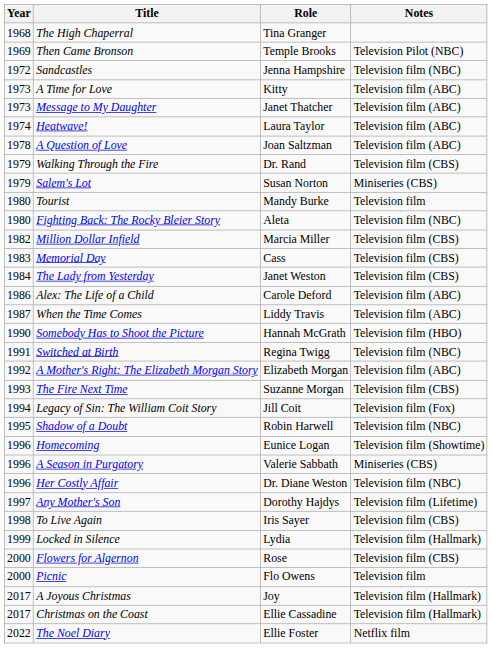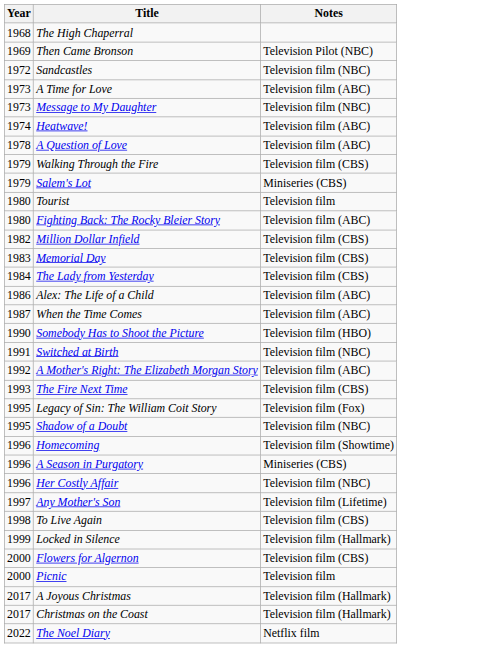- column: (306, 13)
(407, 107) Television film (ABC) -> (317, 107) Television film (NBC)
(407, 220) Television film (NBC) -> (317, 220) Television film (ABC)
(19, 408) 1994 -> (19, 408) 1995
